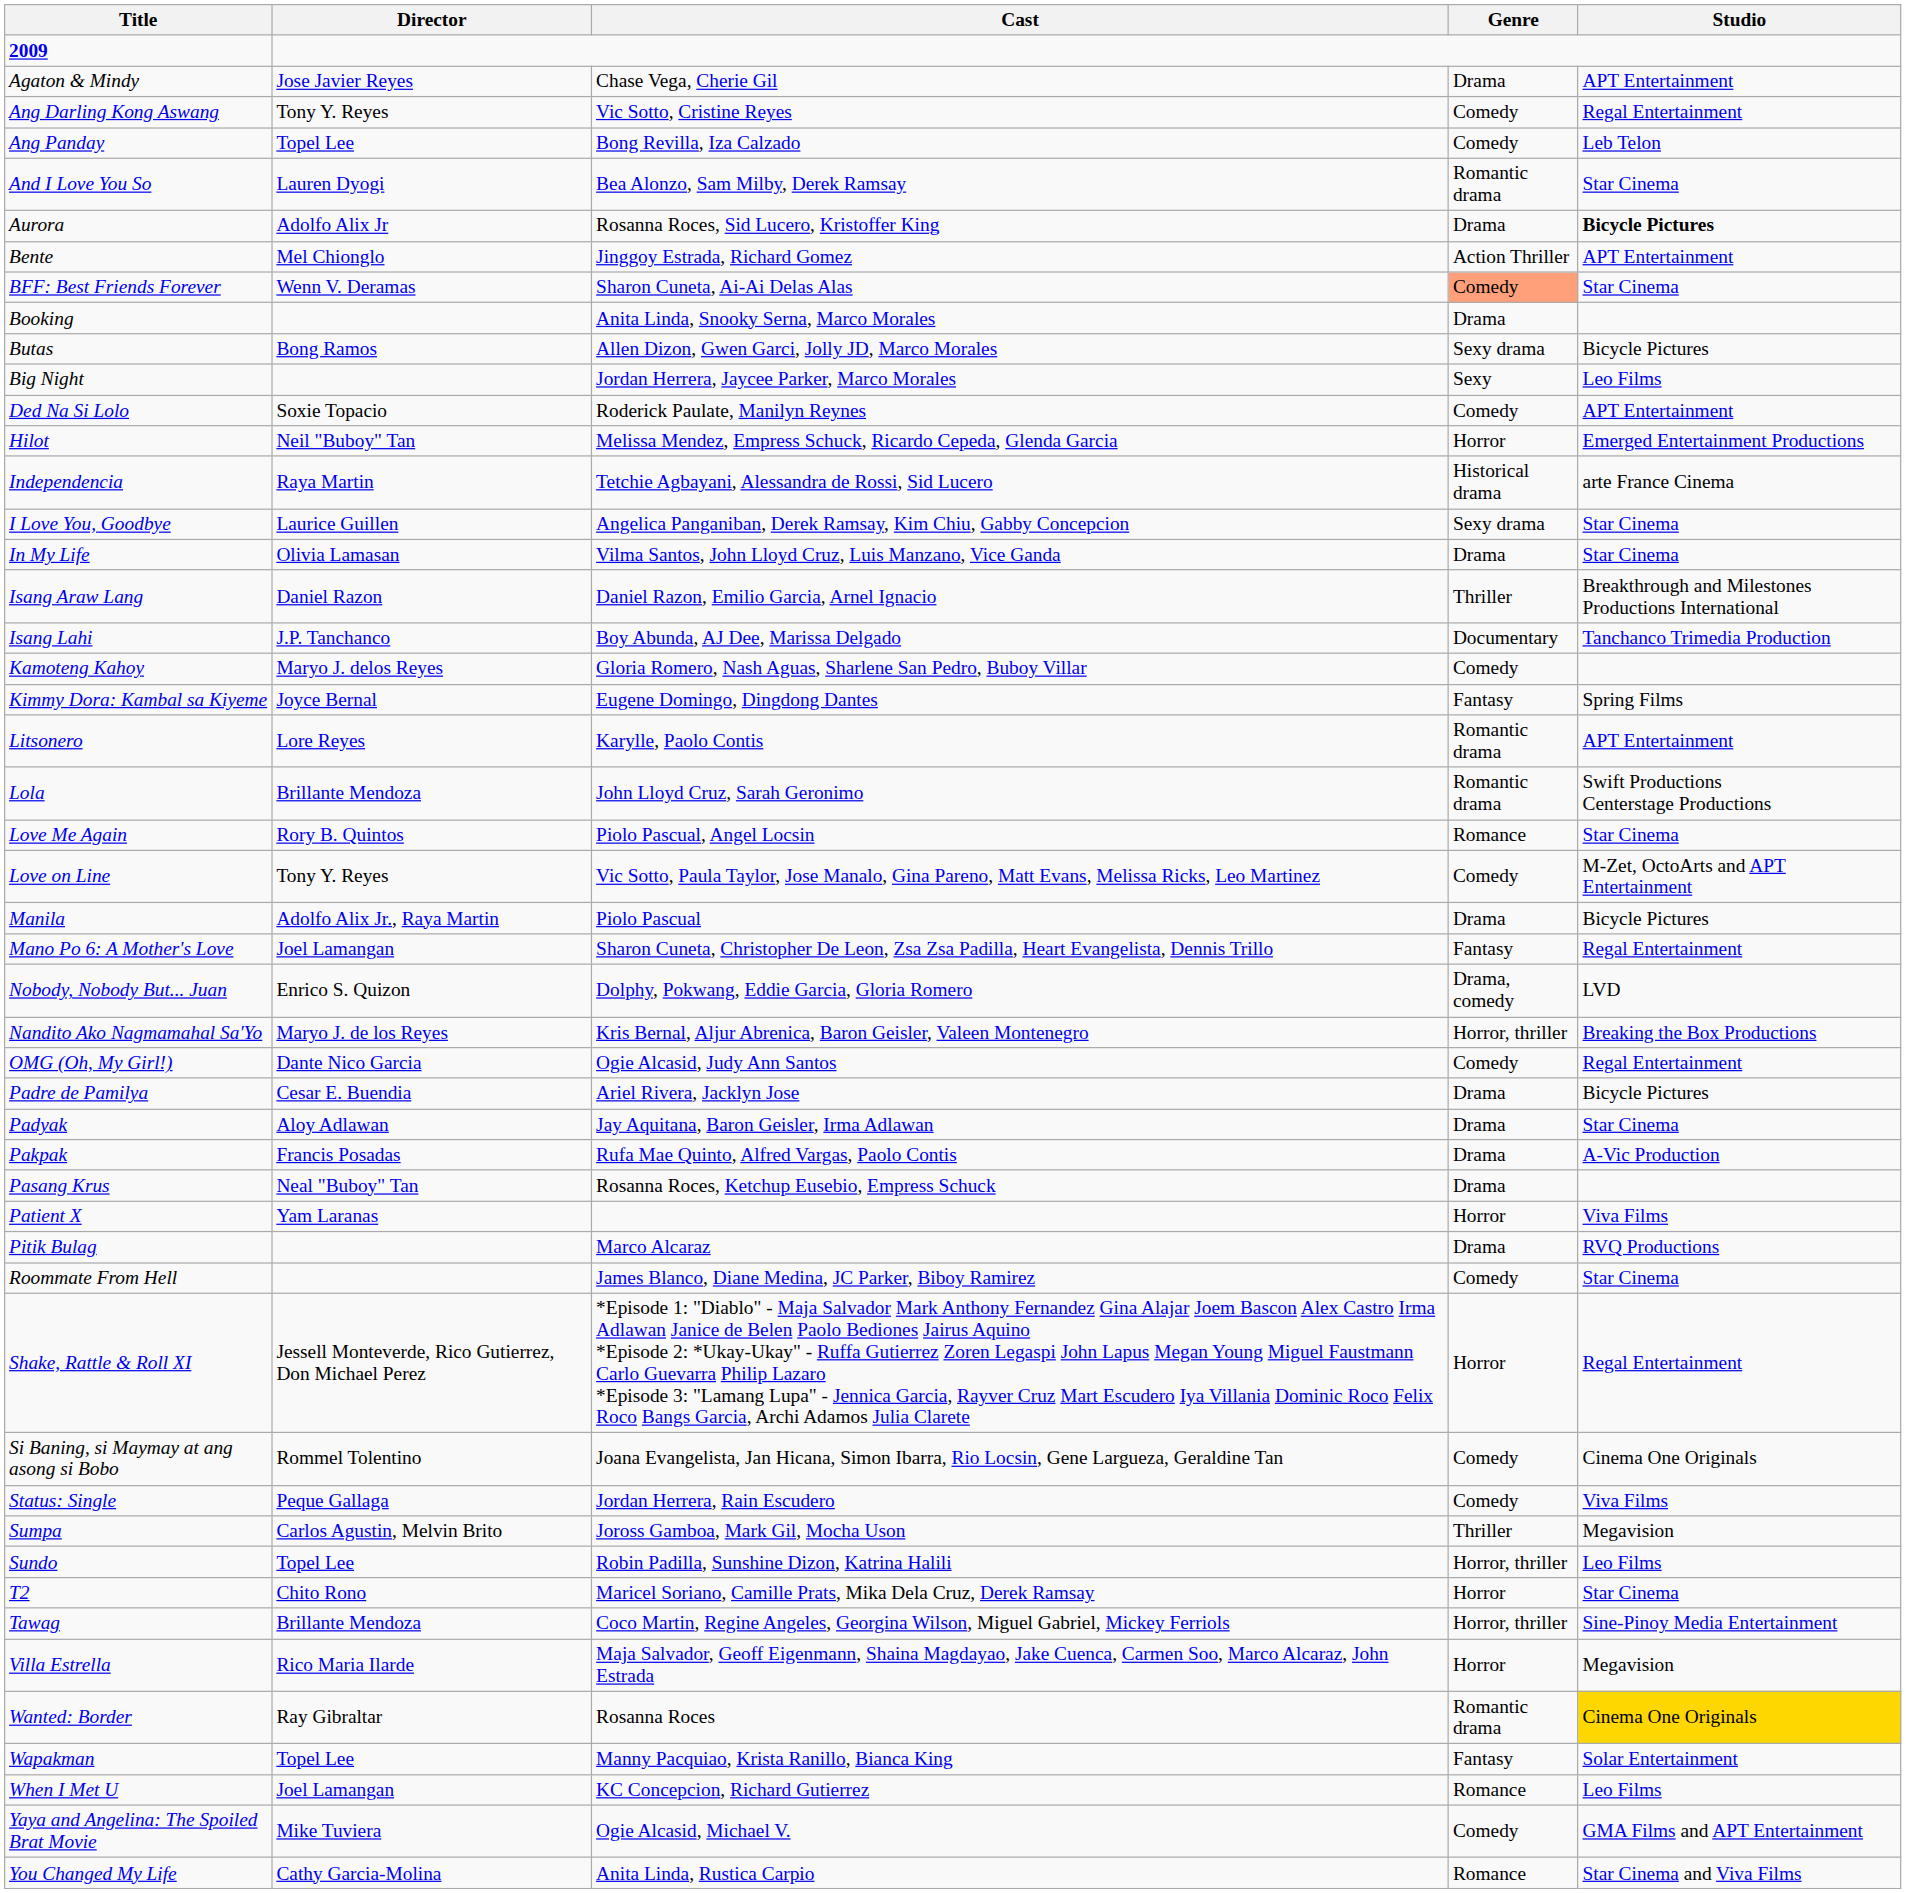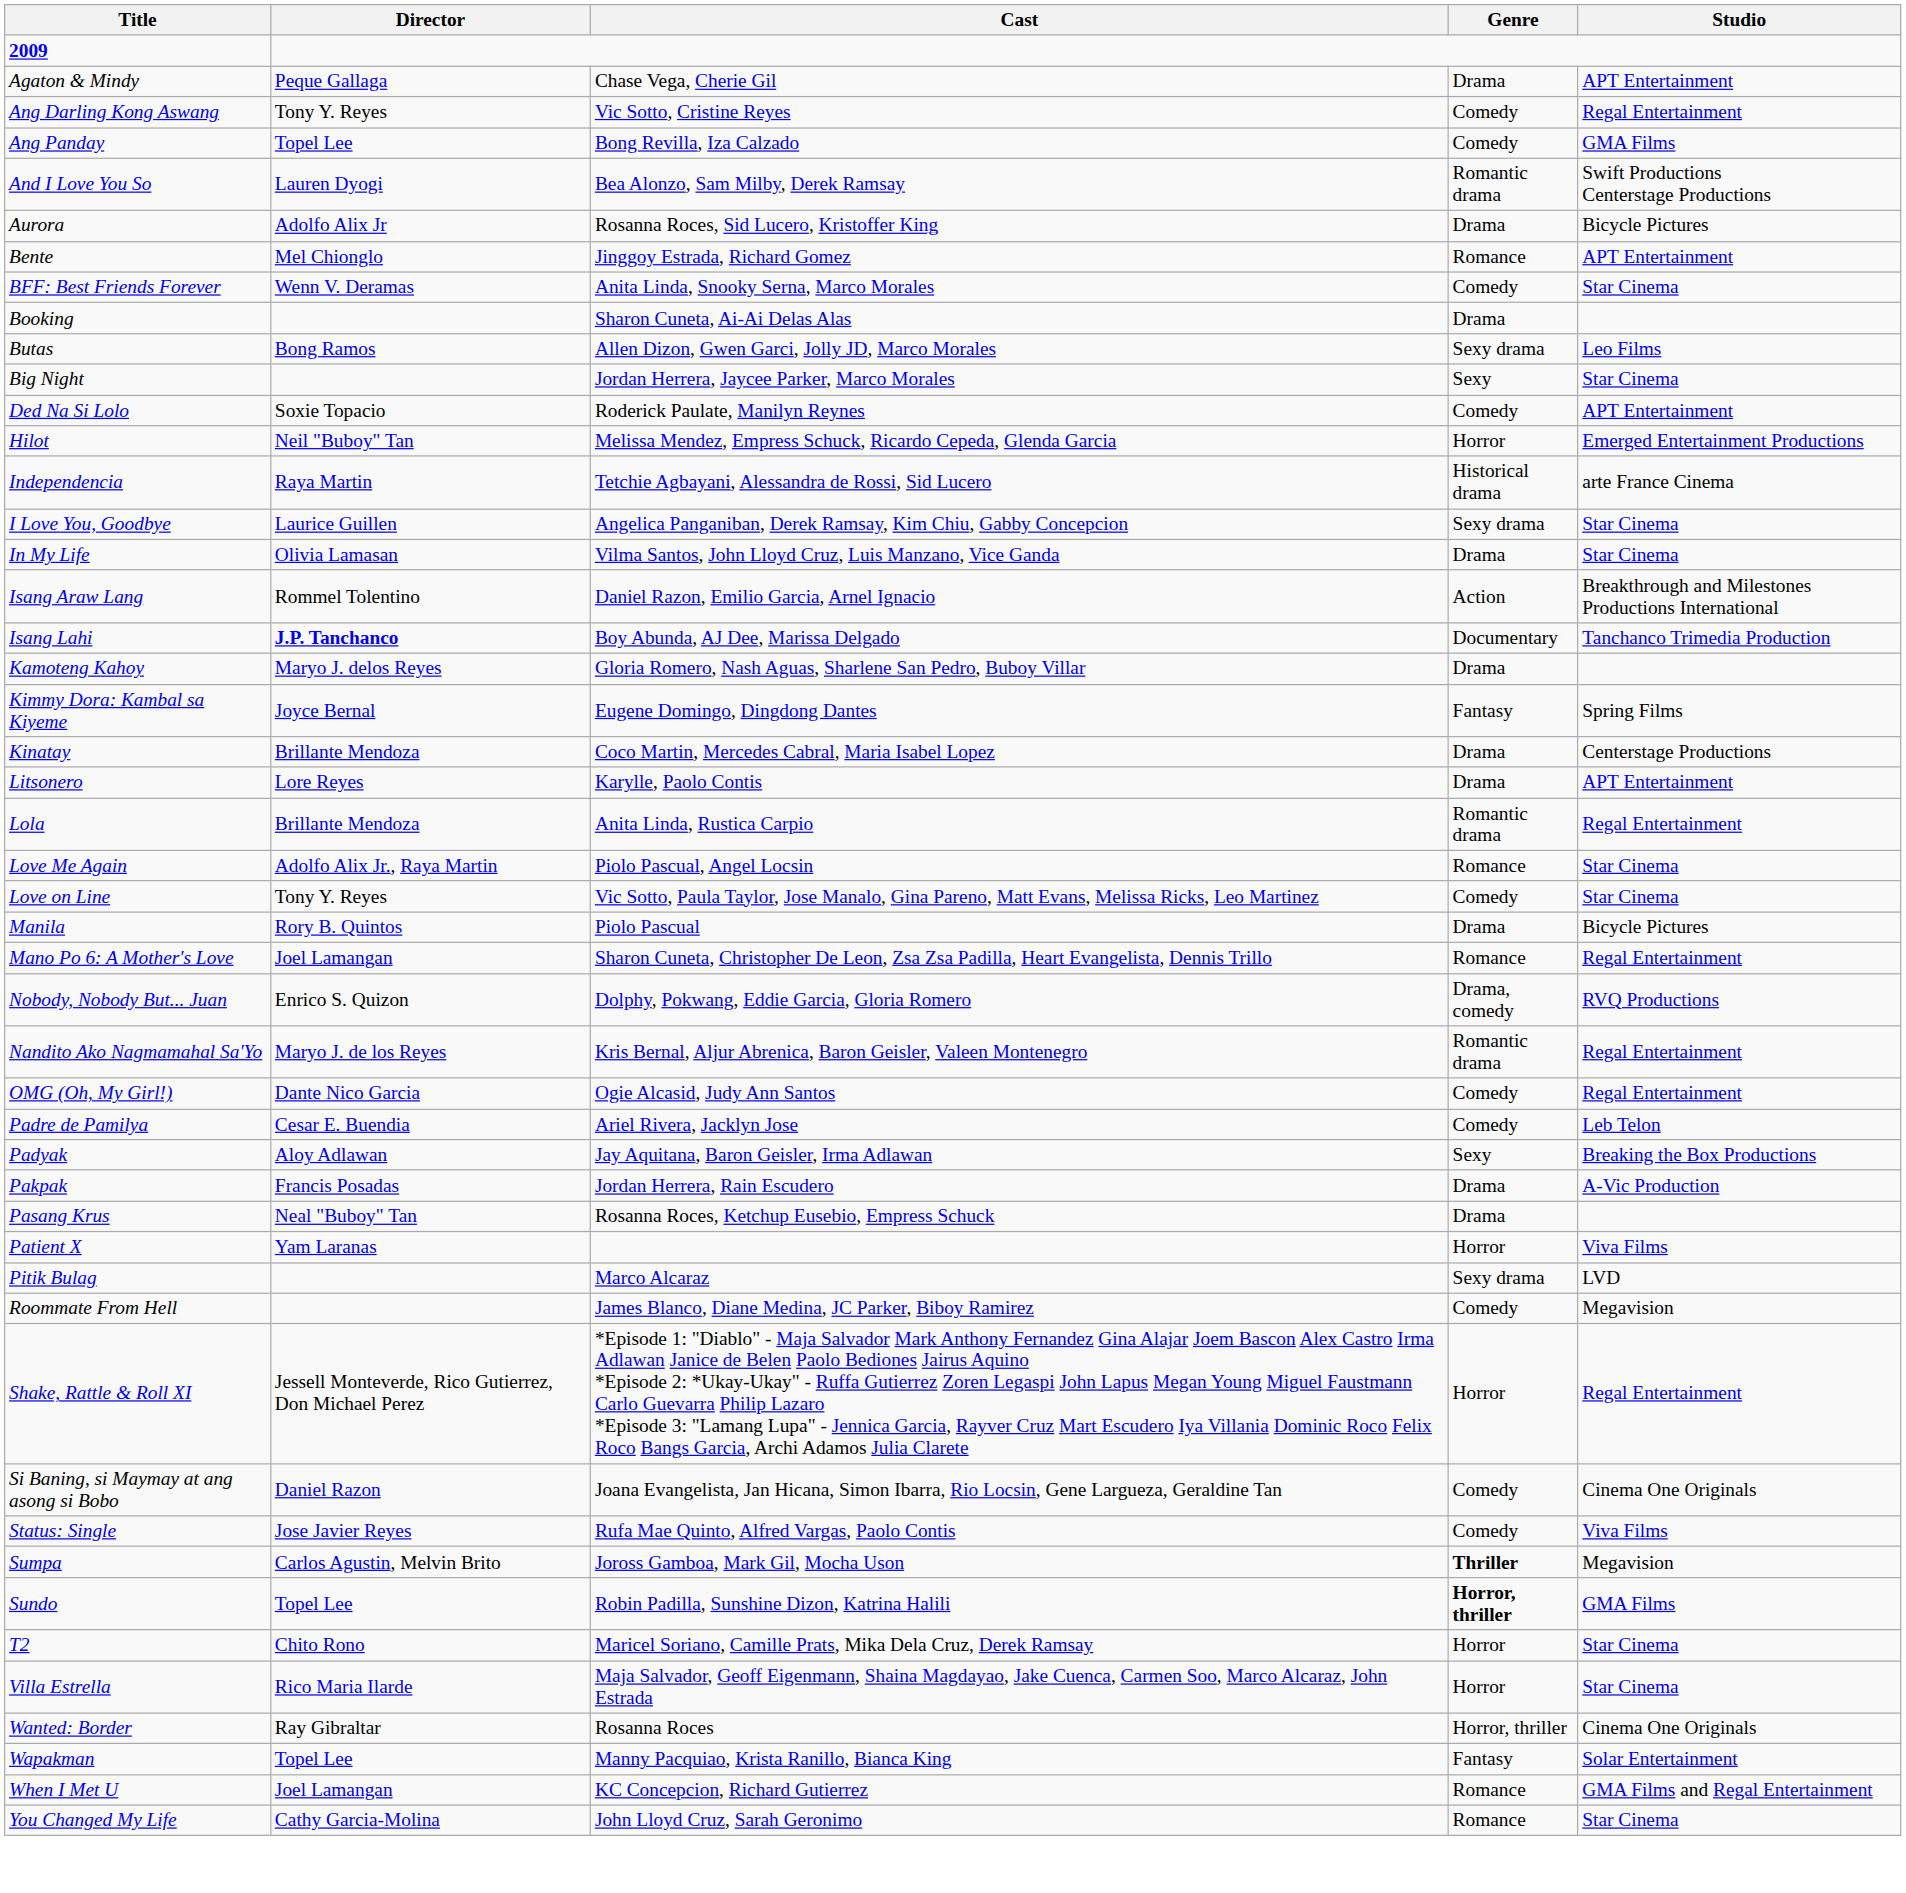(345, 81) Jose Javier Reyes -> (331, 81) Peque Gallaga
(1622, 142) Leb Telon -> (1629, 142) GMA Films
(1631, 184) Star Cinema -> (1677, 184) Swift Productions Centerstage Productions
(1648, 225) bold -> (1645, 225) normal
(1511, 256) Action Thriller -> (1489, 256) Romance
(724, 287) Sharon Cuneta, Ai-Ai Delas Alas -> (765, 287) Anita Linda, Snooky Serna, Marco Morales
(1486, 287) lightsalmon background -> (1485, 287) no background
(766, 317) Anita Linda, Snooky Serna, Marco Morales -> (723, 317) Sharon Cuneta, Ai-Ai Delas Alas
(1646, 348) Bicycle Pictures -> (1622, 348) Leo Films
(1622, 379) Leo Films -> (1630, 379) Star Cinema
(329, 596) Daniel Razon -> (347, 596) Rommel Tolentino
(1482, 596) Thriller -> (1479, 596) Action
(333, 637) normal -> (337, 637) bold
(1486, 668) Comedy -> (1479, 668) Drama
+ row: (40, 751)
(1491, 740) Romantic drama -> (1479, 782) Drama
(730, 793) John Lloyd Cruz, Sarah Geronimo -> (704, 824) Anita Linda, Rustica Carpio
(1677, 793) Swift Productions Centerstage Productions -> (1662, 824) Regal Entertainment
(340, 834) Rory B. Quintos -> (386, 865) Adolfo Alix Jr., Raya Martin
(1684, 876) M-Zet, OctoArts and APT Entertainment -> (1630, 896) Star Cinema
(388, 918) Adolfo Alix Jr., Raya Martin -> (339, 927) Rory B. Quintos
(1483, 948) Fantasy -> (1489, 957) Romance
(1602, 990) LVD -> (1651, 999) RVQ Productions
(1510, 1032) Horror, thriller -> (1490, 1051) Romantic drama
(1700, 1032) Breaking the Box Productions -> (1662, 1051) Regal Entertainment
(1479, 1093) Drama -> (1485, 1124) Comedy
(1646, 1093) Bicycle Pictures -> (1622, 1124) Leb Telon
(1479, 1124) Drama -> (1472, 1154) Sexy
(1631, 1124) Star Cinema -> (1699, 1154) Breaking the Box Productions
(776, 1154) Rufa Mae Quinto, Alfred Vargas, Paolo Contis -> (714, 1185) Jordan Herrera, Rain Escudero
(1479, 1246) Drama -> (1499, 1277) Sexy drama
(1651, 1246) RVQ Productions -> (1601, 1277) LVD
(1631, 1277) Star Cinema -> (1628, 1308) Megavision
(349, 1458) Rommel Tolentino -> (328, 1489) Daniel Razon
(333, 1500) Peque Gallaga -> (343, 1531) Jose Javier Reyes
(715, 1500) Jordan Herrera, Rain Escudero -> (775, 1531) Rufa Mae Quinto, Alfred Vargas, Paolo Contis
(1482, 1531) normal -> (1485, 1561) bold
(1510, 1561) normal -> (1484, 1603) bold
(1622, 1561) Leo Films -> (1629, 1603) GMA Films
- row: (35, 1623)
(1628, 1664) Megavision -> (1630, 1686) Star Cinema
(1491, 1717) Romantic drama -> (1510, 1728) Horror, thriller
(1670, 1717) gold background -> (1669, 1728) no background
(1622, 1789) Leo Films -> (1728, 1789) GMA Films and Regal Entertainment
- row: (133, 1831)
(705, 1872) Anita Linda, Rustica Carpio -> (729, 1820) John Lloyd Cruz, Sarah Geronimo
(1692, 1872) Star Cinema and Viva Films -> (1630, 1820) Star Cinema
